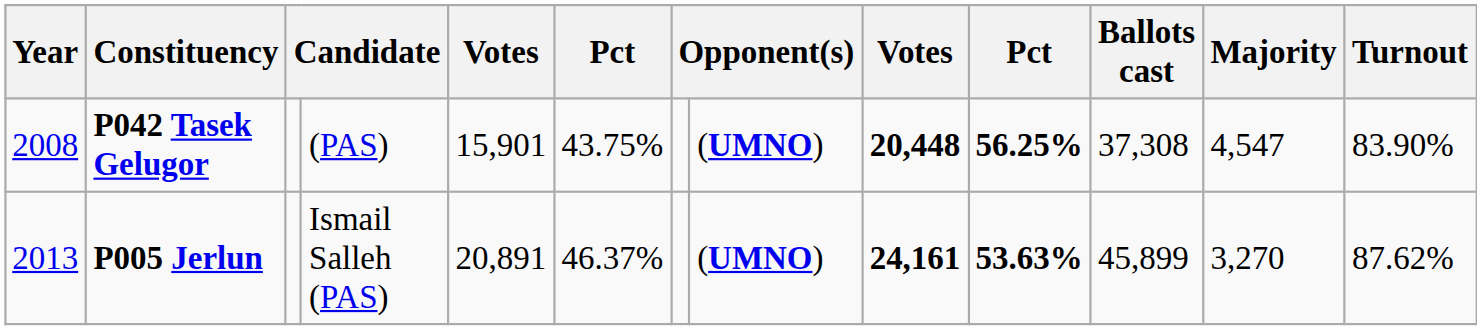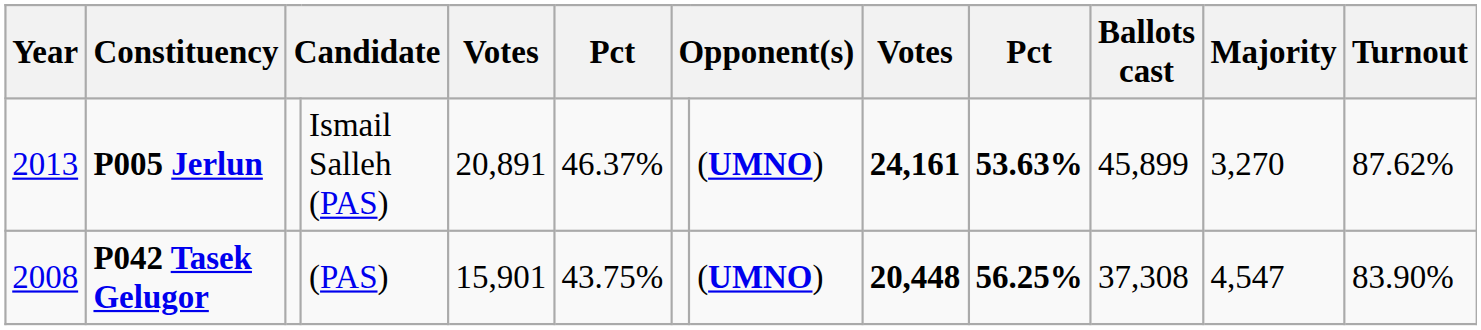rows swapped: (173, 144) <-> (178, 257)
